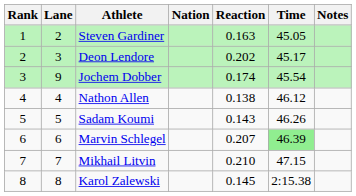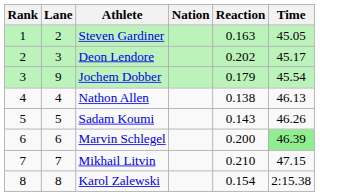- column: (333, 14)
(240, 77) 0.174 -> (240, 77) 0.179
(291, 98) 46.12 -> (291, 98) 46.13
(240, 139) 0.207 -> (240, 139) 0.200
(240, 181) 0.145 -> (240, 181) 0.154
